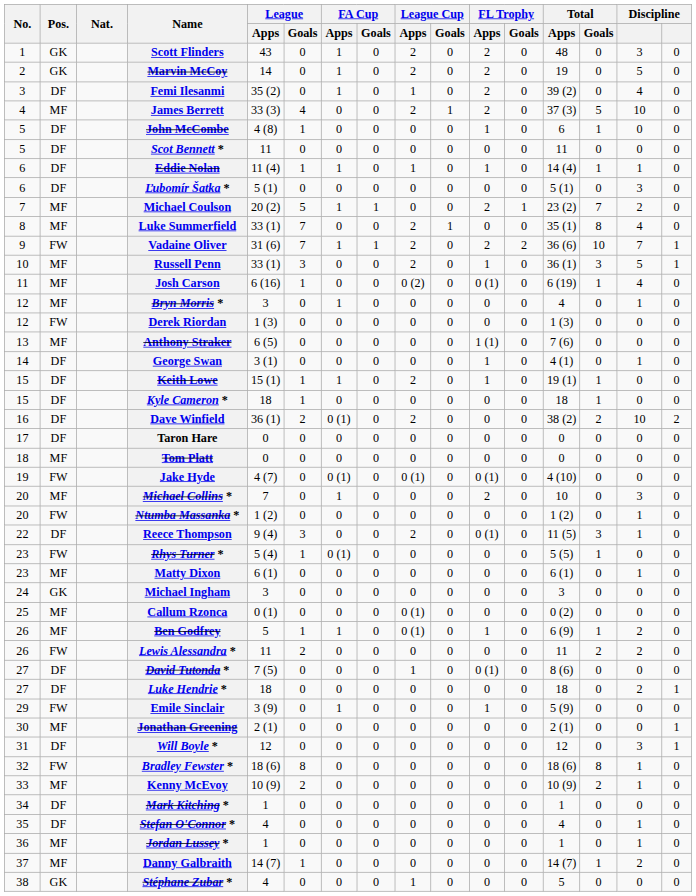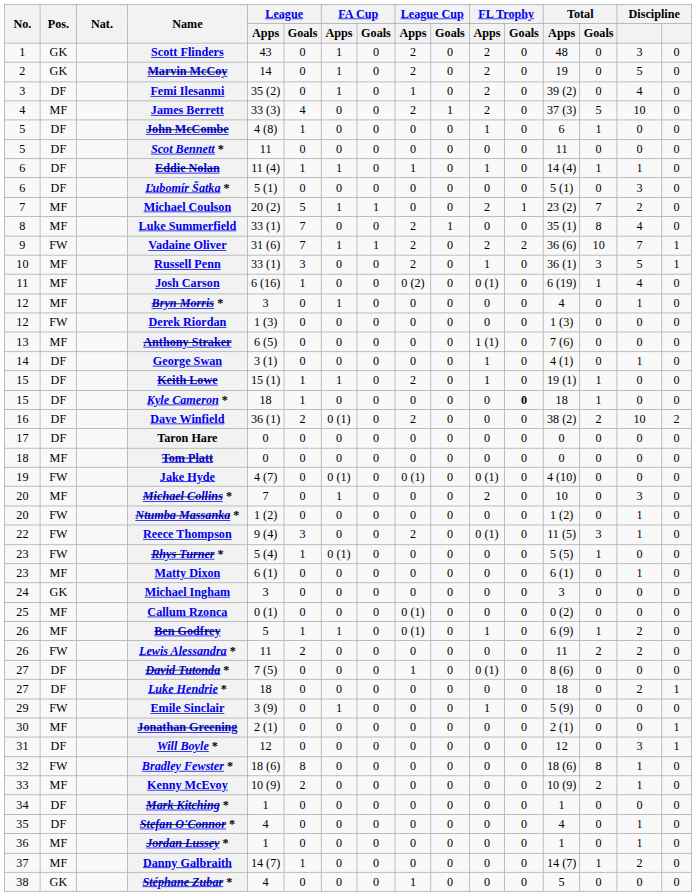(524, 399) normal -> (524, 399) bold
(58, 534) DF -> (58, 534) FW
